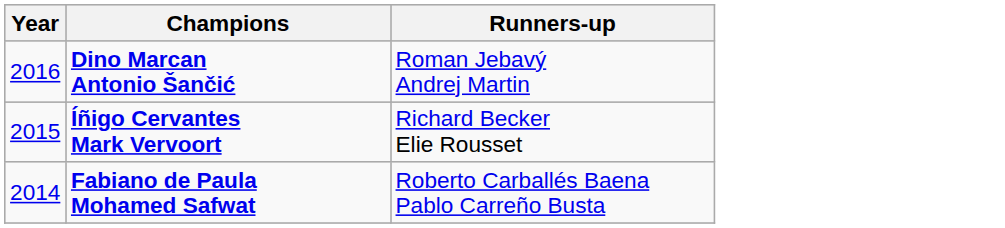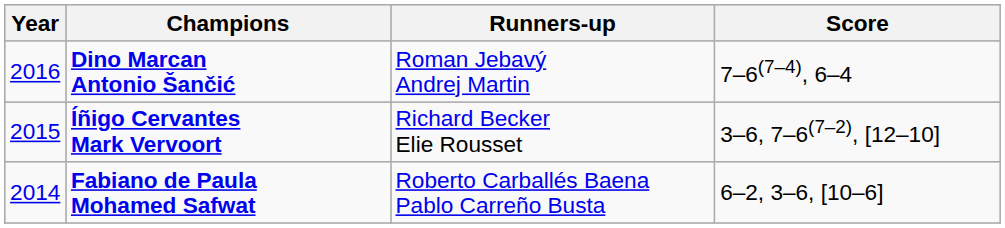+ column: (858, 23)
